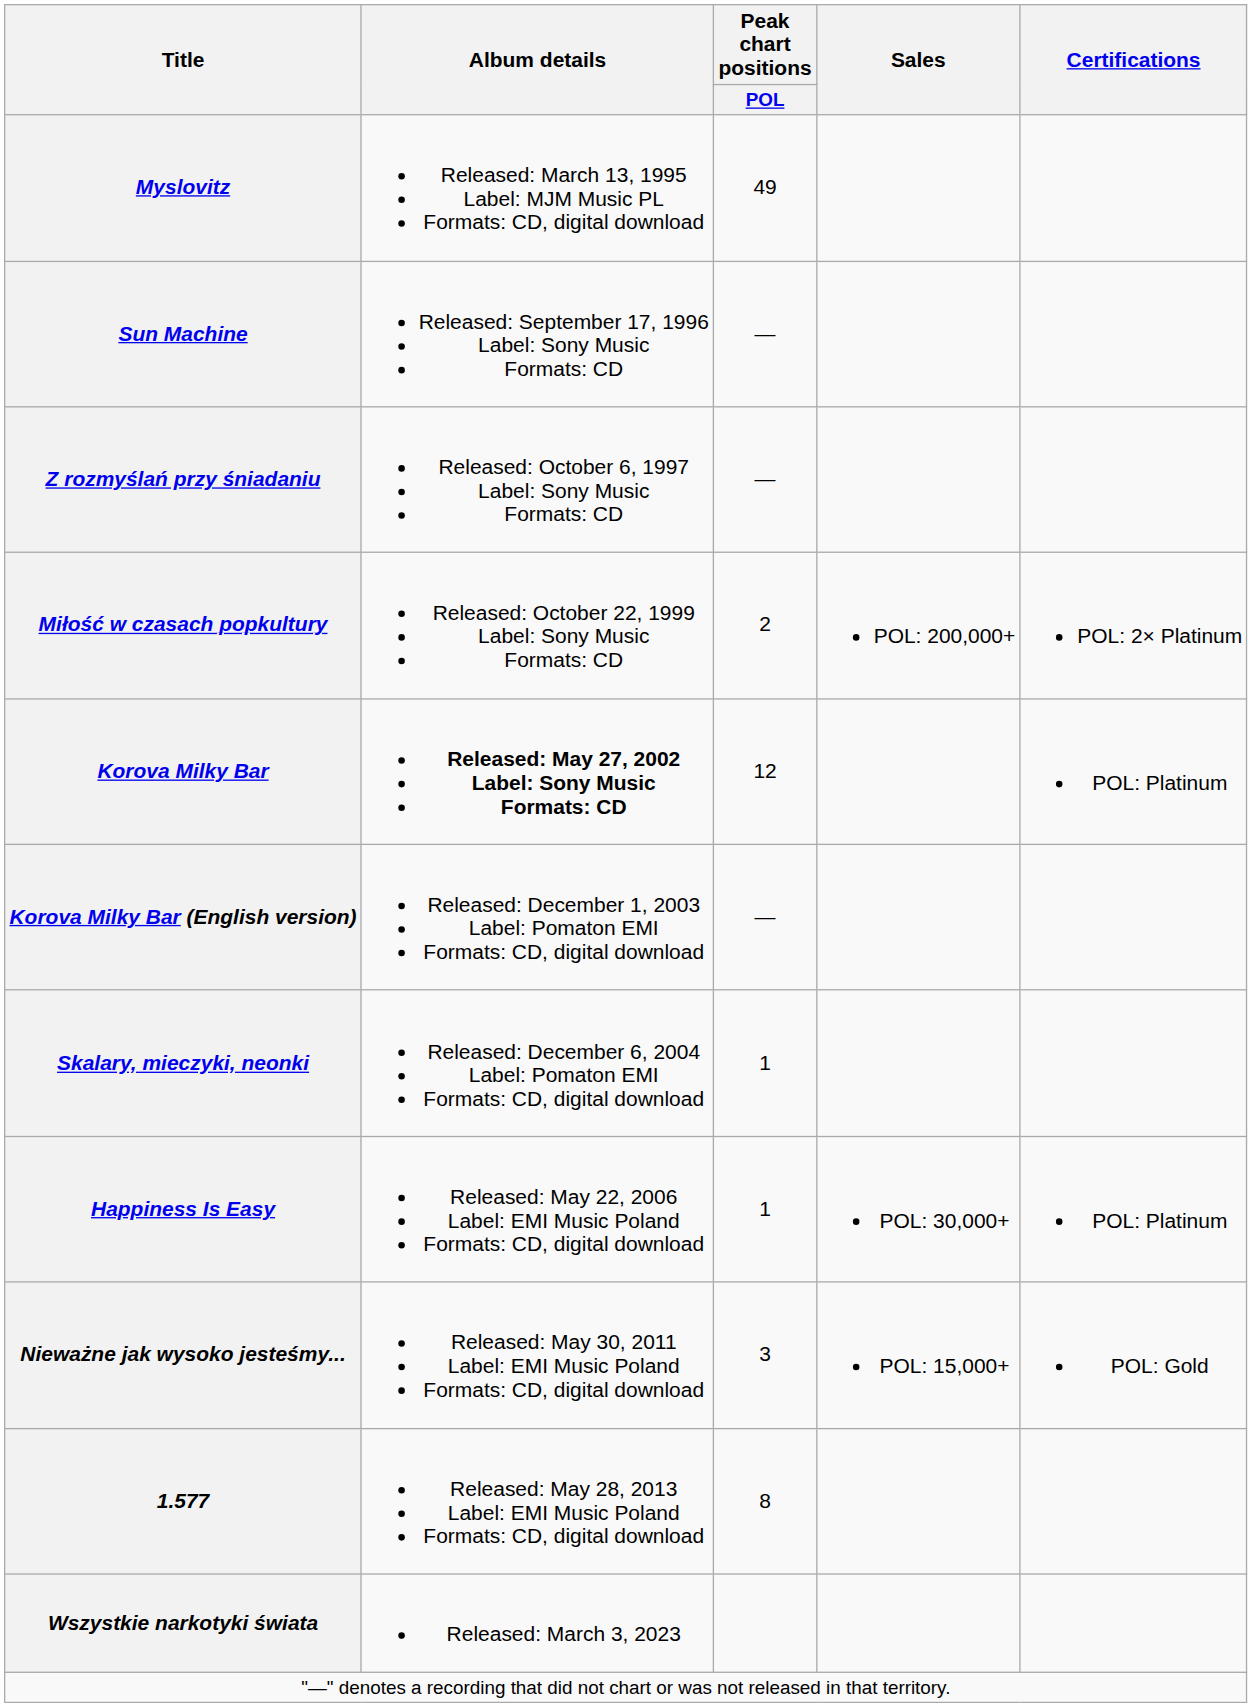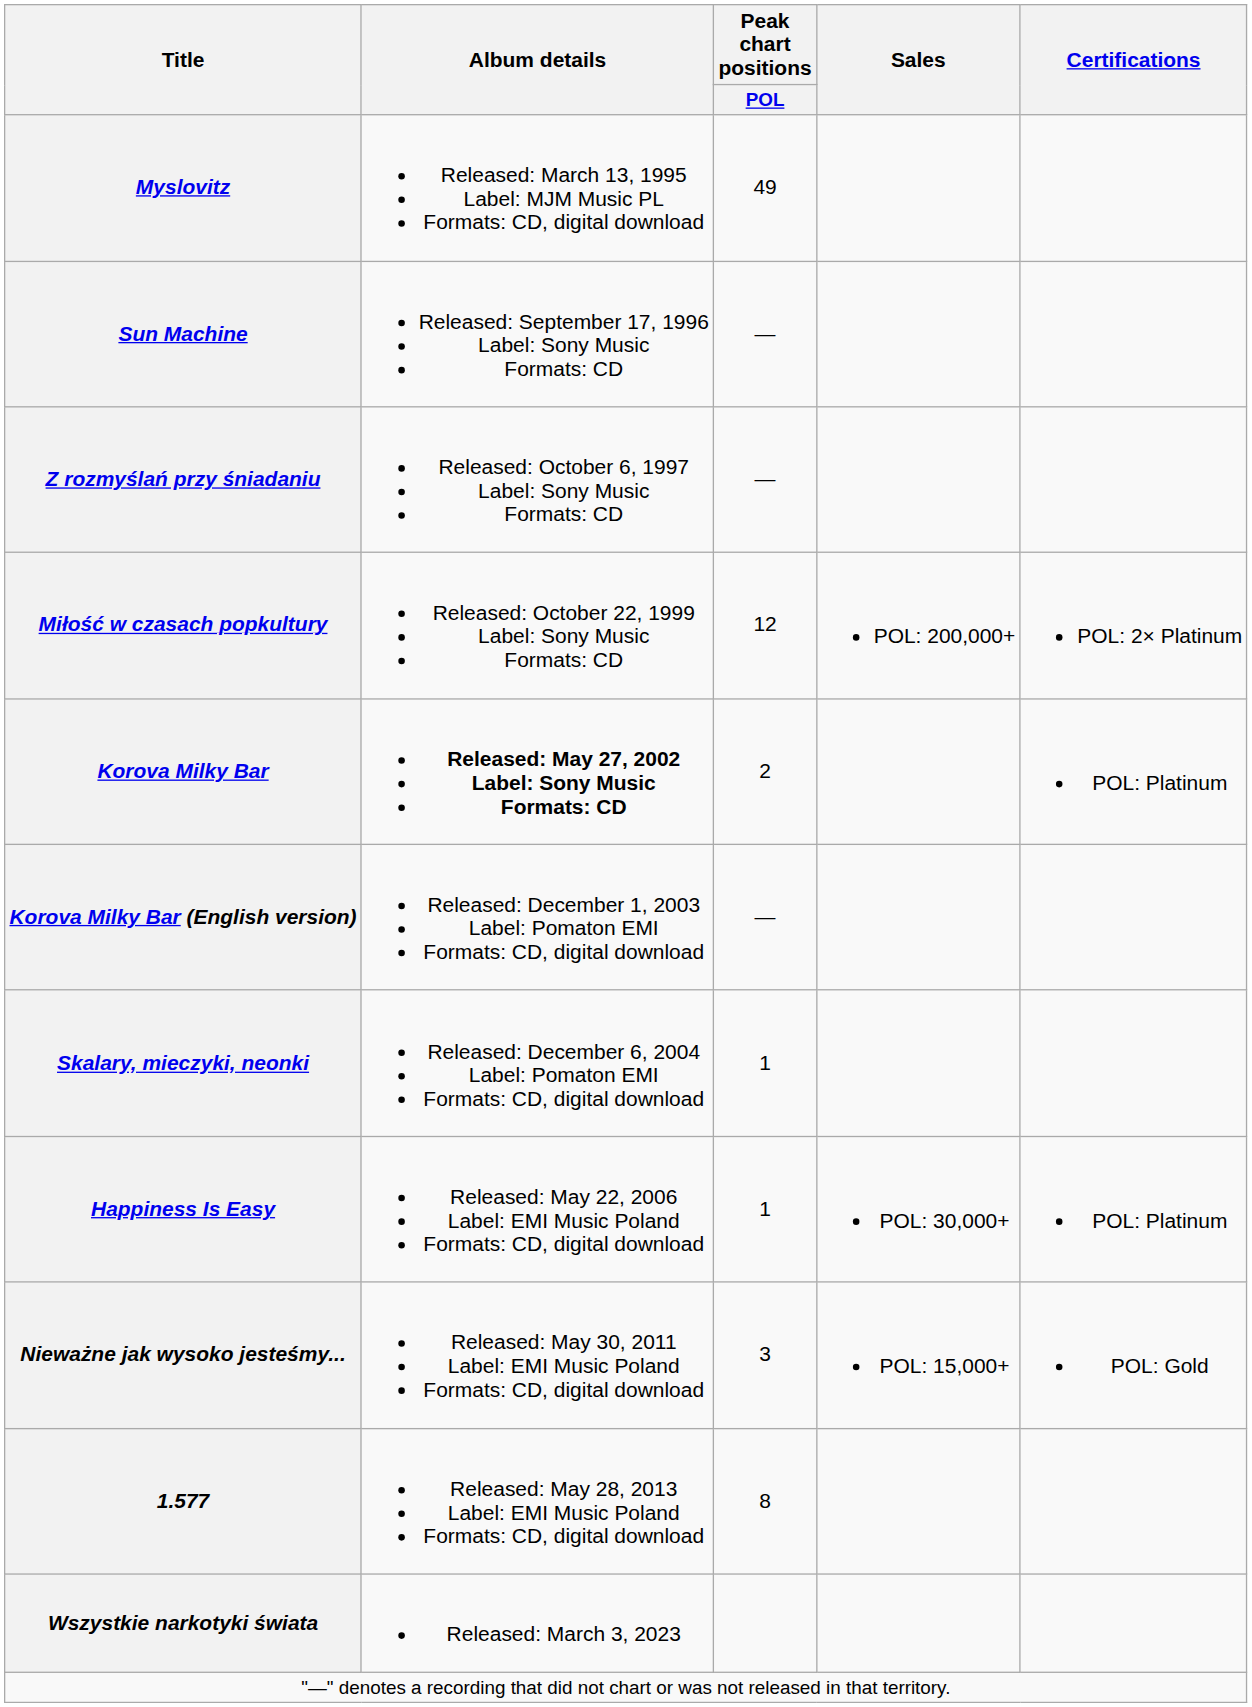(765, 625) 2 -> (765, 625) 12
(765, 771) 12 -> (765, 771) 2
